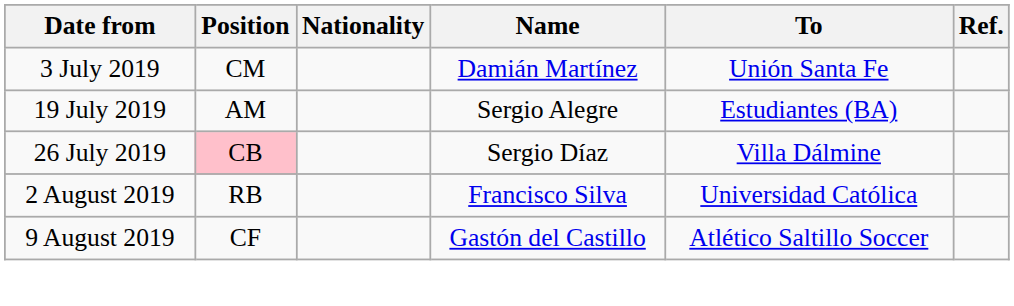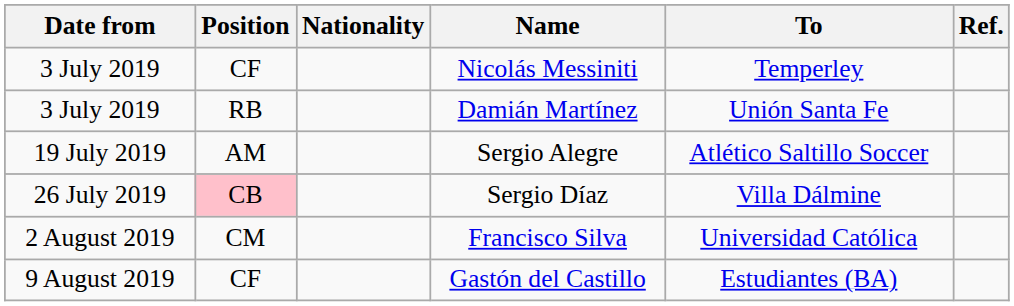+ row: (548, 68)
(245, 68) CM -> (245, 110) RB
(809, 110) Estudiantes (BA) -> (809, 152) Atlético Saltillo Soccer
(245, 195) RB -> (245, 237) CM
(809, 237) Atlético Saltillo Soccer -> (809, 279) Estudiantes (BA)
